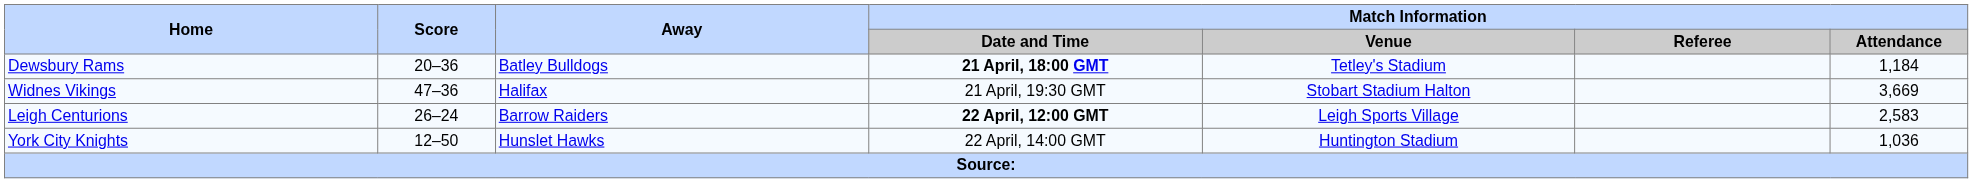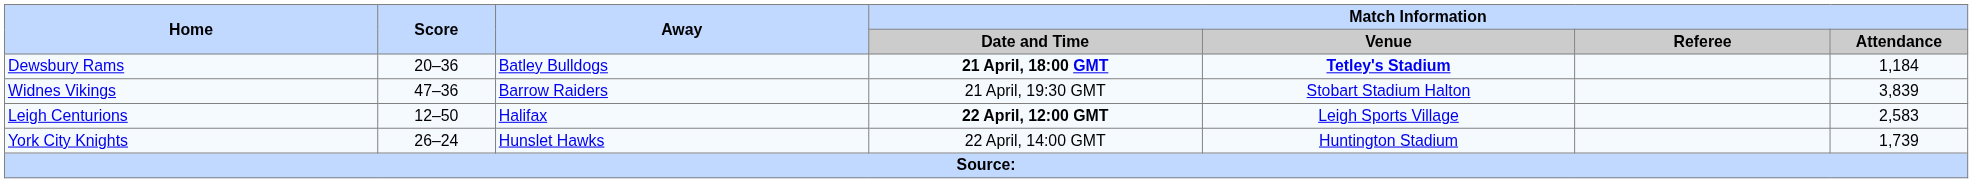(1388, 66) normal -> (1389, 66) bold
(523, 91) Halifax -> (553, 91) Barrow Raiders
(1899, 91) 3,669 -> (1899, 91) 3,839
(436, 115) 26–24 -> (436, 115) 12–50
(553, 115) Barrow Raiders -> (523, 115) Halifax
(436, 140) 12–50 -> (436, 140) 26–24
(1899, 140) 1,036 -> (1899, 140) 1,739
